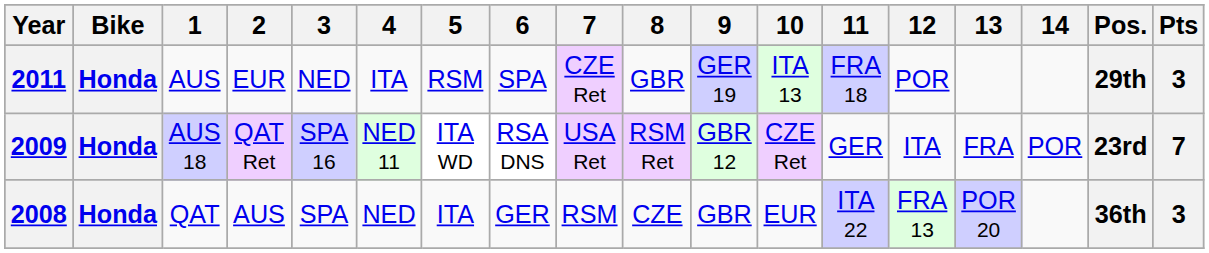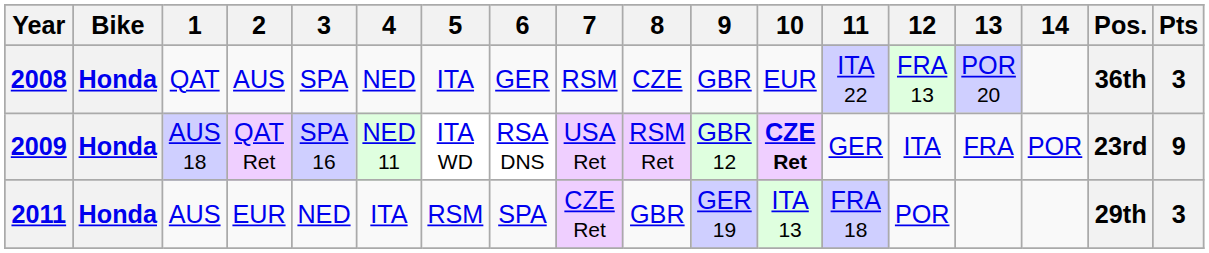rows swapped: (39, 215) <-> (39, 79)
(790, 147) normal -> (790, 147) bold
(1179, 147) 7 -> (1179, 147) 9
